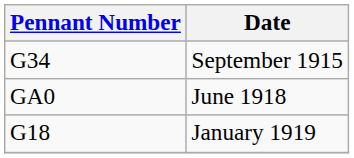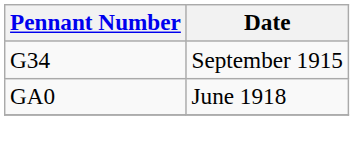- row: (254, 133)
